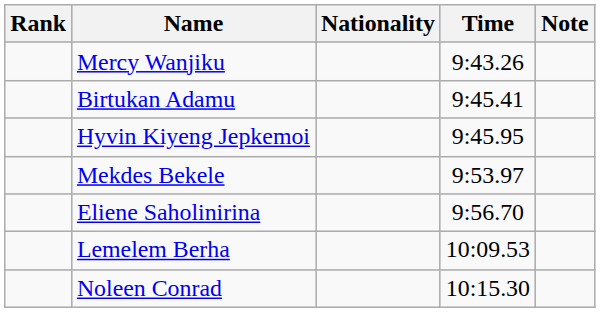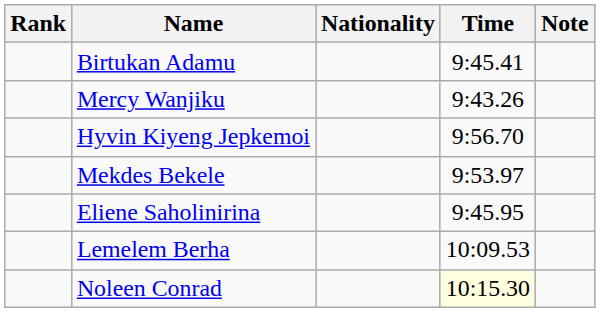rows swapped: (151, 61) <-> (156, 99)
(488, 136) 9:45.95 -> (488, 136) 9:56.70
(488, 212) 9:56.70 -> (488, 212) 9:45.95
(488, 288) no background -> (488, 288) lightyellow background
